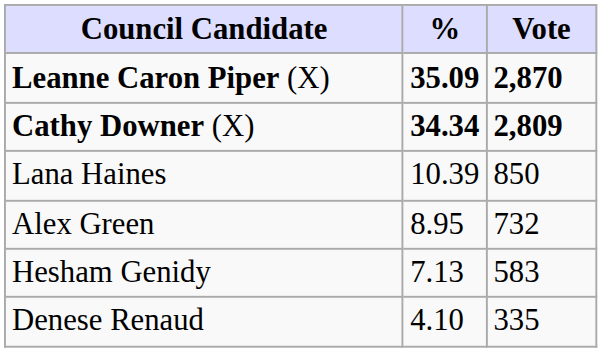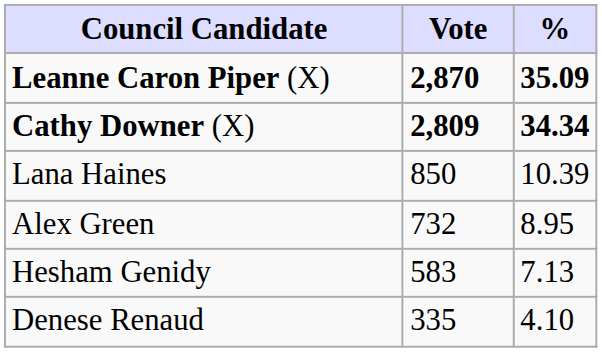columns swapped: (541, 28) <-> (445, 28)
